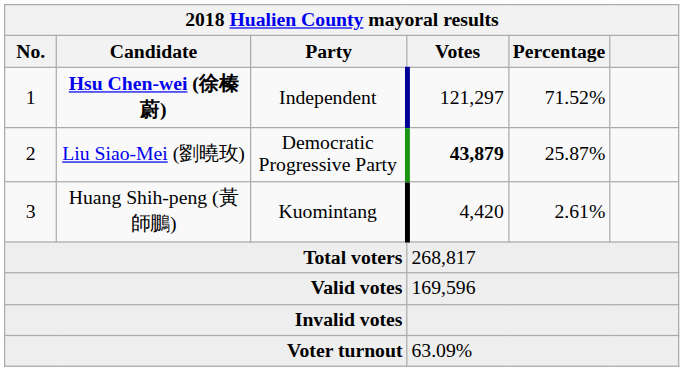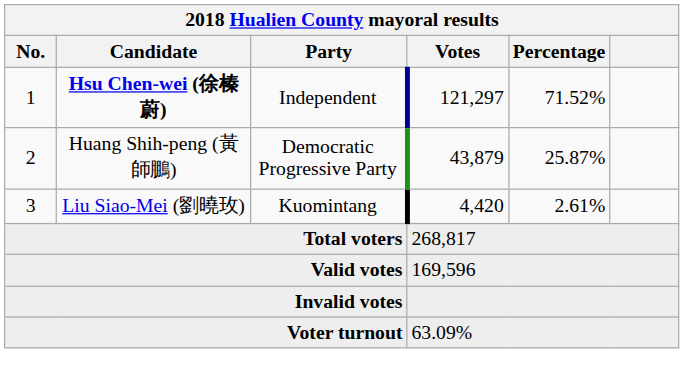(154, 153) Liu Siao-Mei (劉曉玫) -> (154, 157) Huang Shih-peng (黃師鵬)
(477, 154) bold -> (477, 158) normal
(154, 210) Huang Shih-peng (黃師鵬) -> (154, 205) Liu Siao-Mei (劉曉玫)
